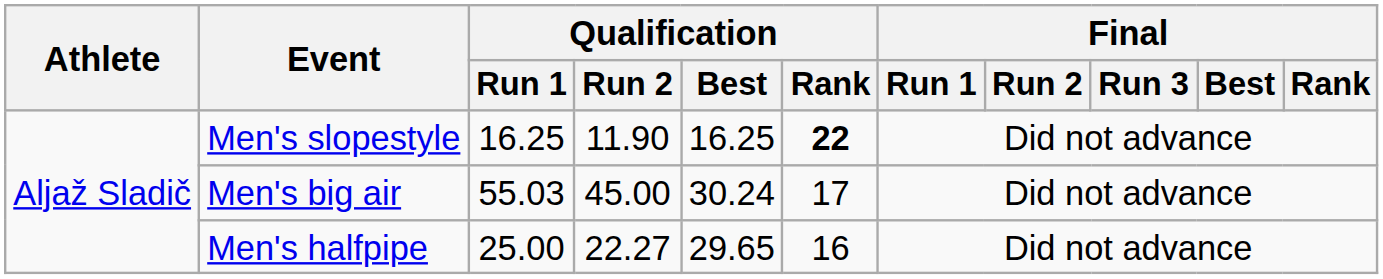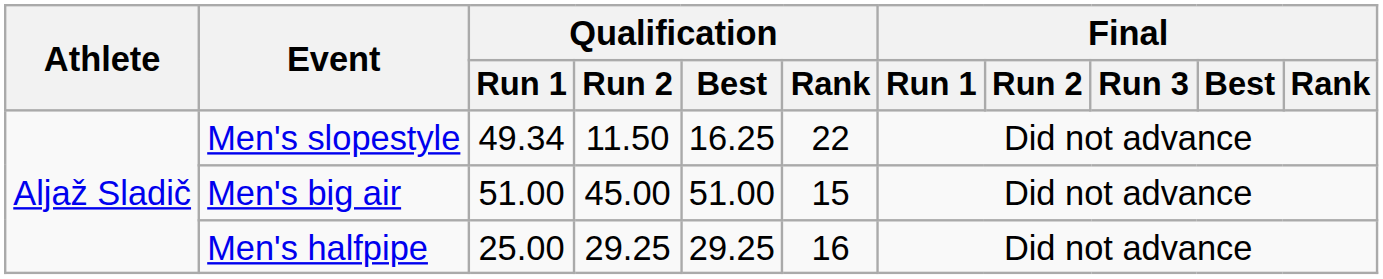(521, 138) 16.25 -> (521, 138) 49.34
(628, 138) 11.90 -> (628, 138) 11.50
(831, 138) bold -> (831, 138) normal
(521, 193) 55.03 -> (521, 193) 51.00
(732, 193) 30.24 -> (732, 193) 51.00
(831, 193) 17 -> (831, 193) 15
(628, 247) 22.27 -> (628, 247) 29.25
(732, 247) 29.65 -> (732, 247) 29.25
